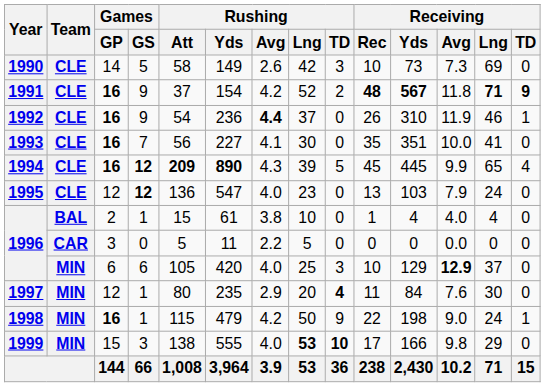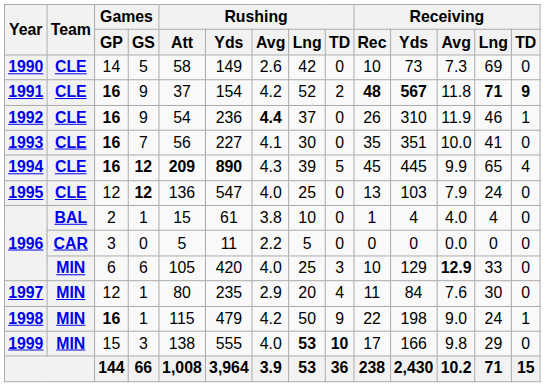(340, 67) 3 -> (340, 67) 0
(307, 192) 23 -> (307, 192) 25
(493, 268) 37 -> (493, 268) 33
(340, 293) bold -> (340, 293) normal
